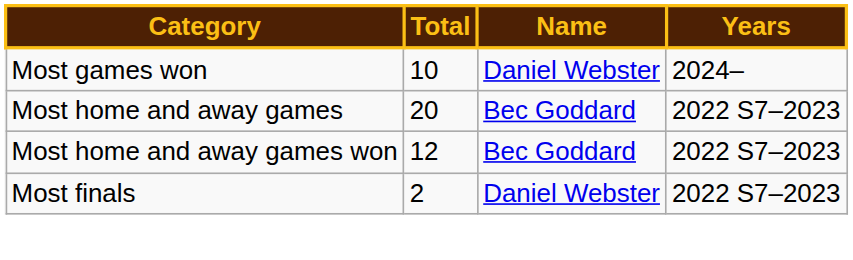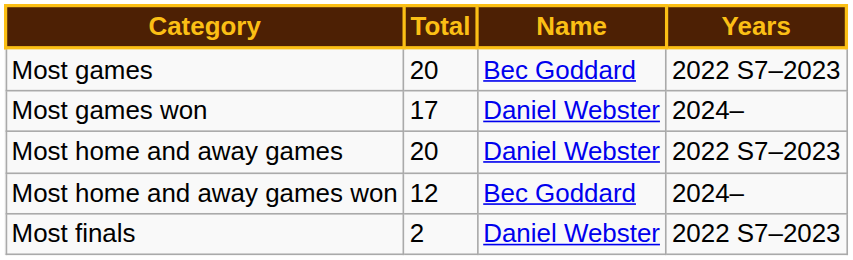+ row: (82, 69)
(424, 69) 10 -> (424, 110) 17
(560, 110) Bec Goddard -> (572, 151) Daniel Webster
(756, 151) 2022 S7–2023 -> (708, 192) 2024–
